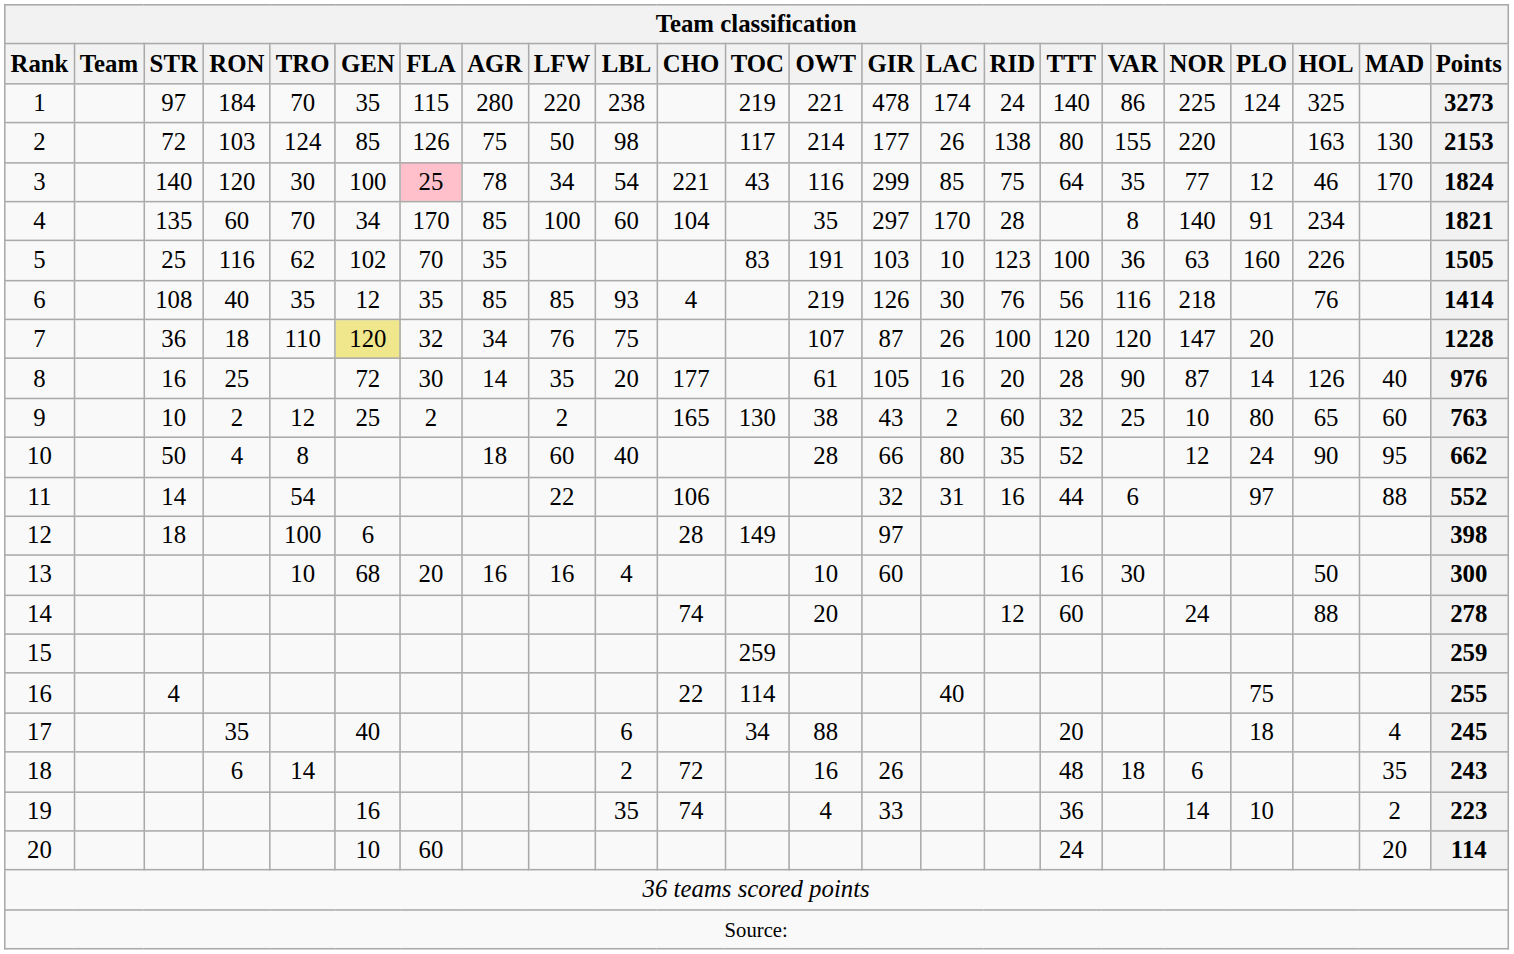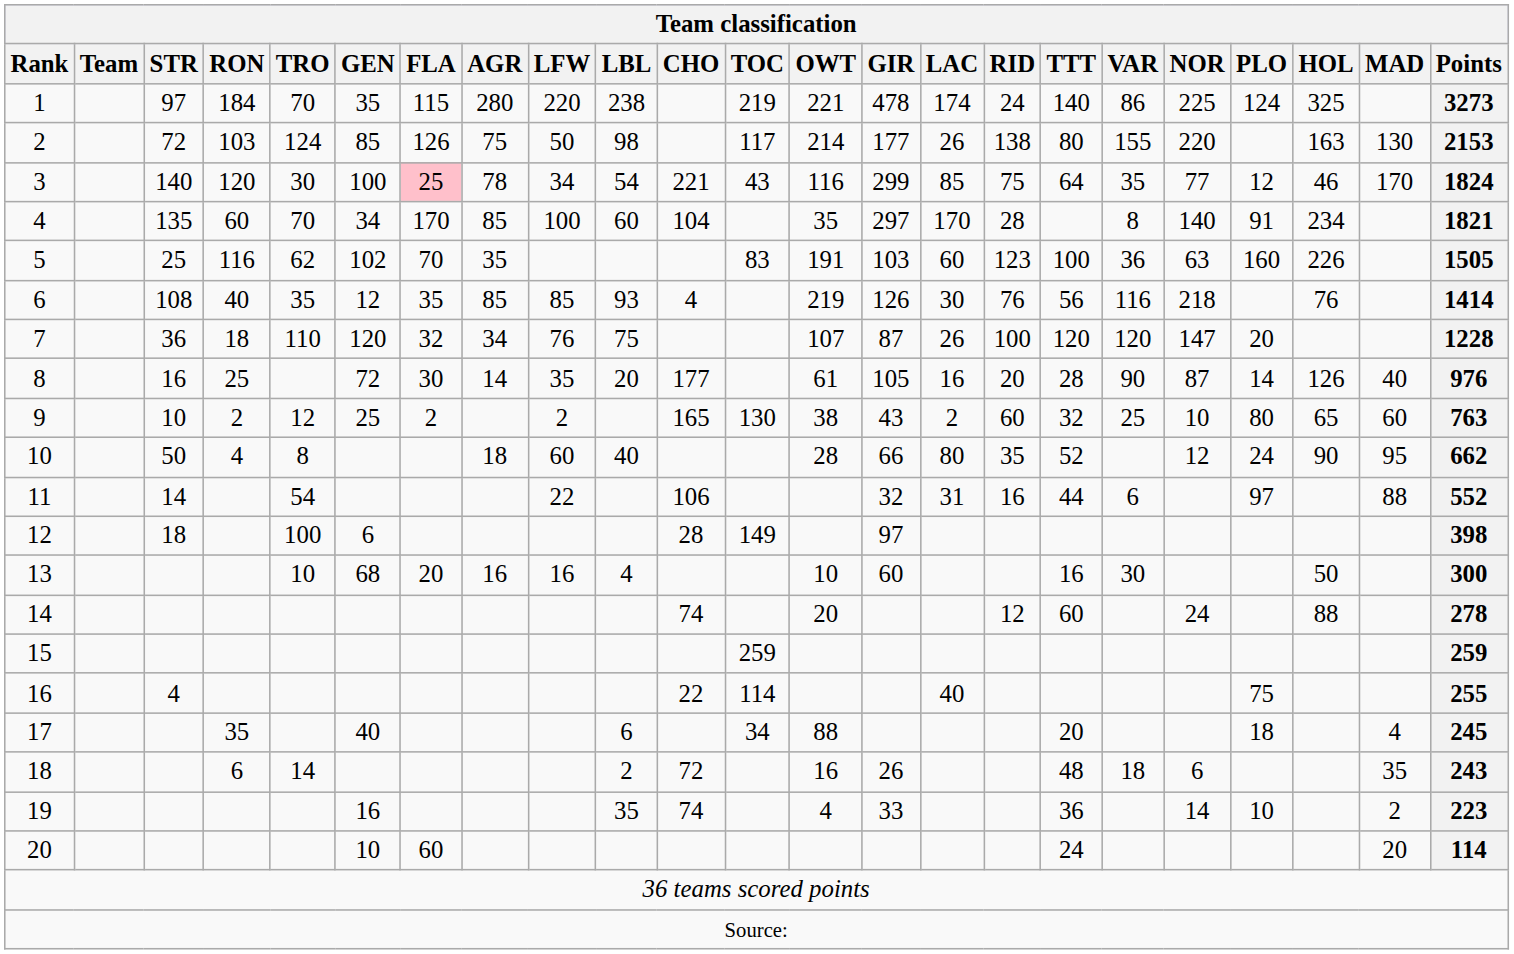(952, 260) 10 -> (952, 260) 60
(368, 338) khaki background -> (368, 338) no background
